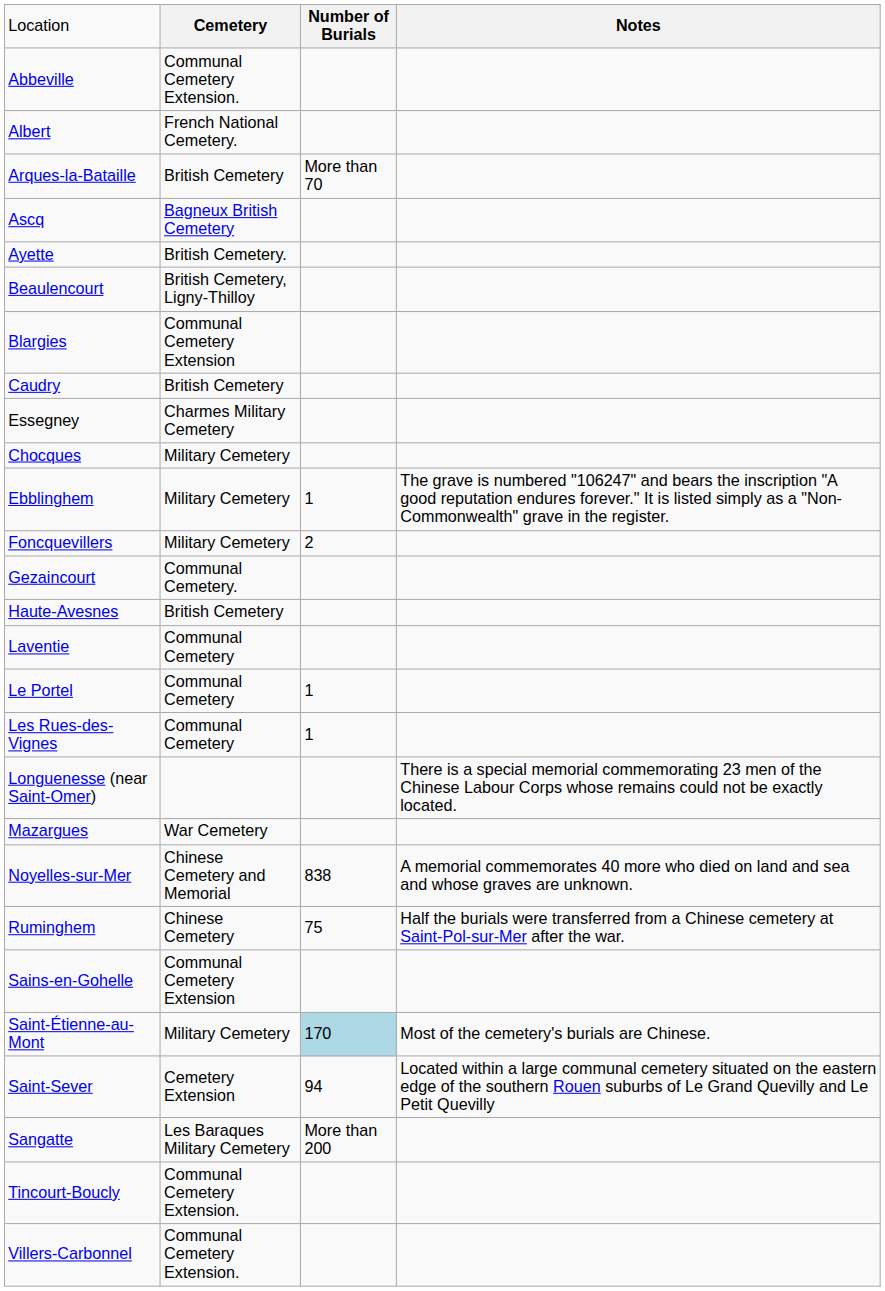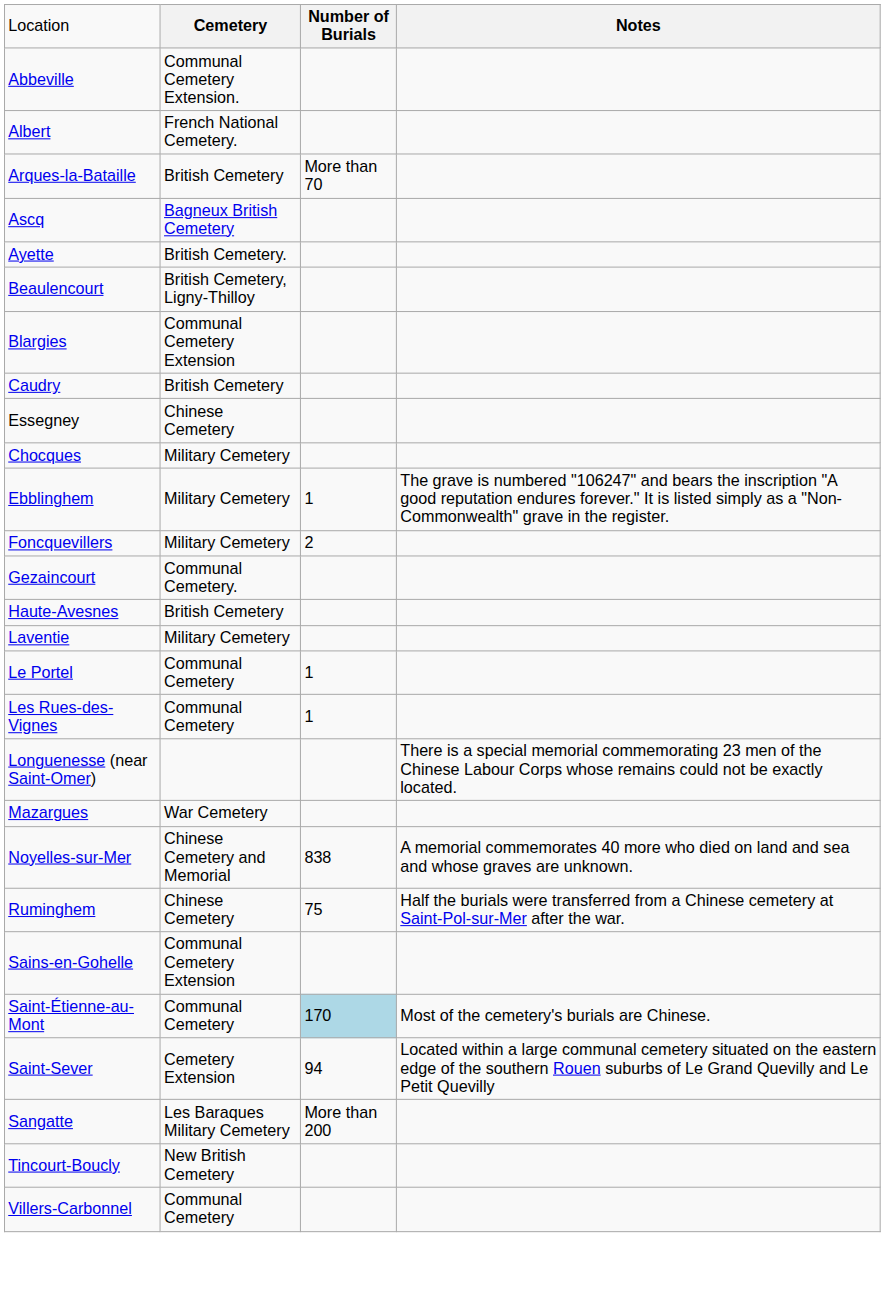(225, 420) Charmes Military Cemetery -> (199, 420) Chinese Cemetery
(203, 647) Communal Cemetery -> (227, 638) Military Cemetery
(227, 1034) Military Cemetery -> (203, 1015) Communal Cemetery
(203, 1192) Communal Cemetery Extension. -> (205, 1165) New British Cemetery
(203, 1254) Communal Cemetery Extension. -> (203, 1209) Communal Cemetery
